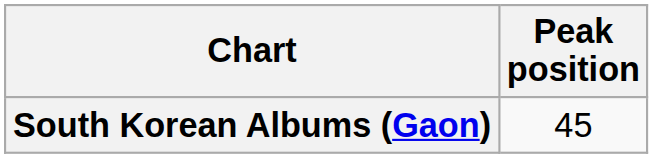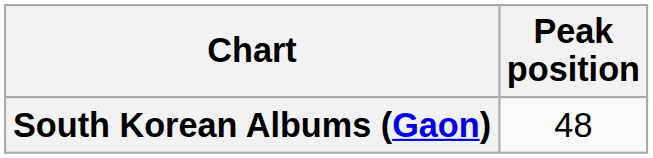(573, 124) 45 -> (573, 124) 48
